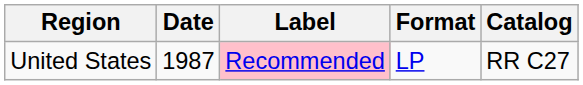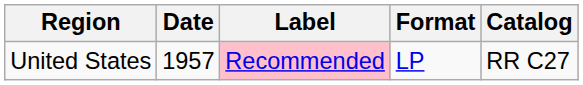(188, 60) 1987 -> (188, 60) 1957
